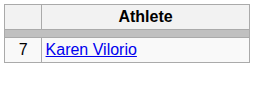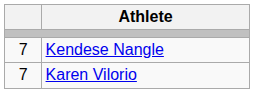+ row: (105, 49)
